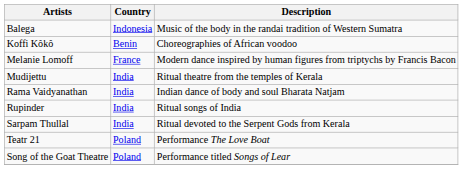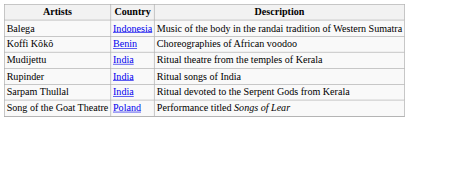- row: (40, 60)
- row: (47, 92)
- row: (23, 140)
